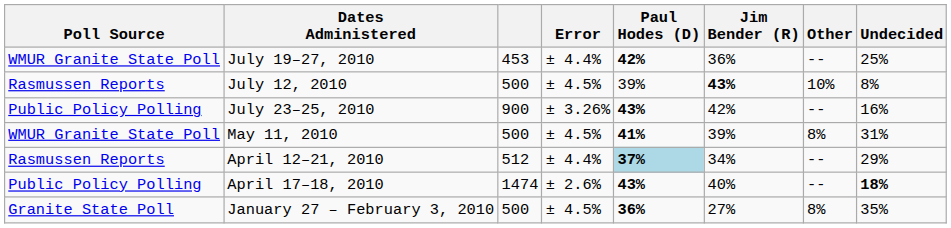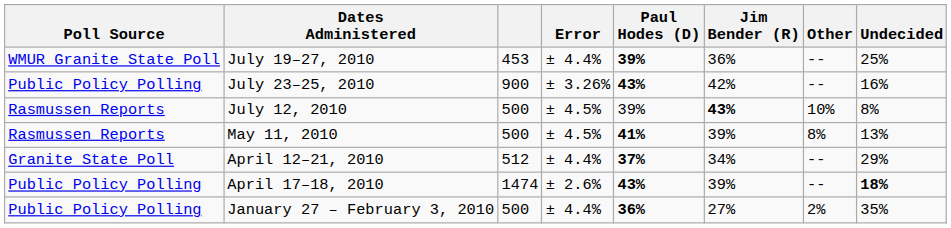(631, 60) 42% -> (631, 60) 39%
rows swapped: (301, 110) <-> (287, 85)
(114, 135) WMUR Granite State Poll -> (86, 135) Rasmussen Reports
(874, 135) 31% -> (874, 135) 13%
(86, 160) Rasmussen Reports -> (91, 160) Granite State Poll
(631, 160) lightblue background -> (631, 160) no background
(721, 185) 40% -> (721, 185) 39%
(91, 210) Granite State Poll -> (105, 210) Public Policy Polling
(573, 210) ± 4.5% -> (573, 210) ± 4.4%
(816, 210) 8% -> (816, 210) 2%
